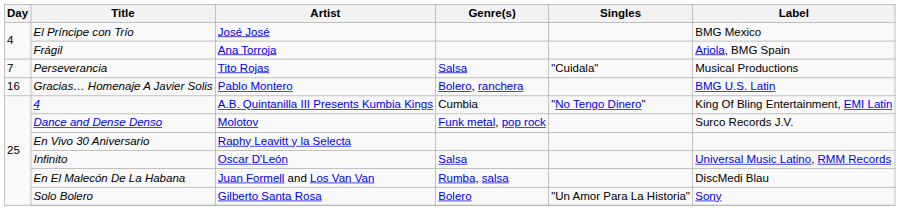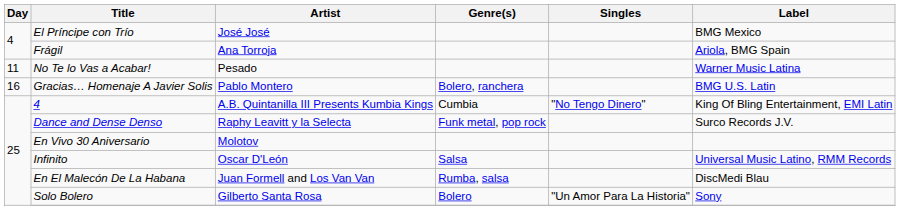- row: (70, 68)
+ row: (92, 68)
(238, 123) Molotov -> (284, 123) Raphy Leavitt y la Selecta
(284, 141) Raphy Leavitt y la Selecta -> (238, 141) Molotov
